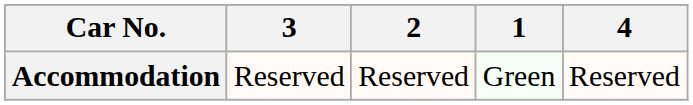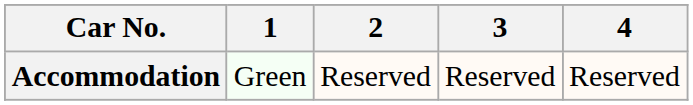columns swapped: (519, 28) <-> (289, 28)
